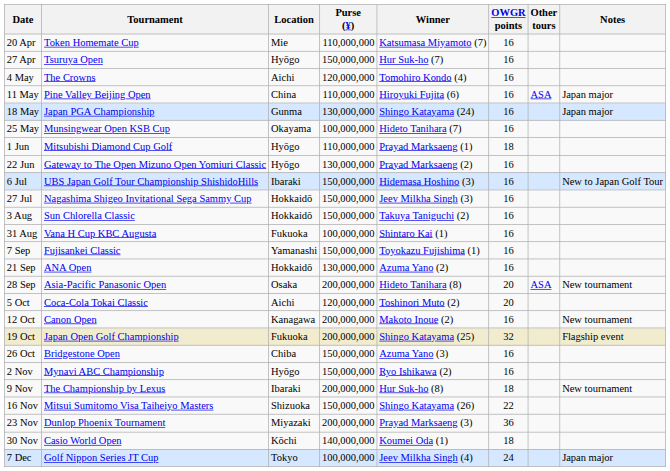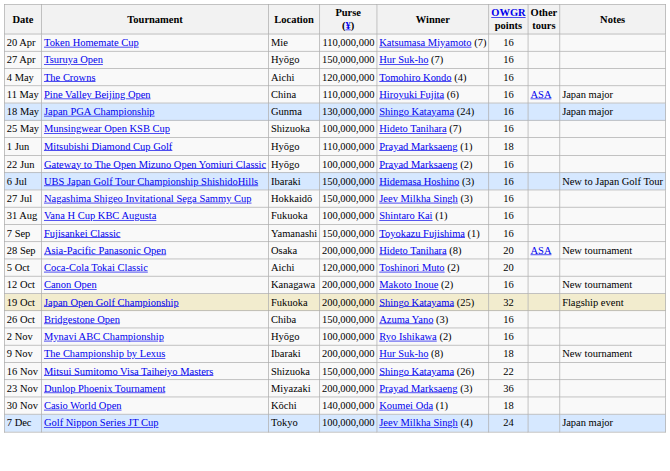(291, 129) Okayama -> (291, 129) Shizuoka
(348, 164) 130,000,000 -> (348, 164) 100,000,000
- row: (19, 215)
- row: (21, 267)
(348, 371) 150,000,000 -> (348, 337) 100,000,000
